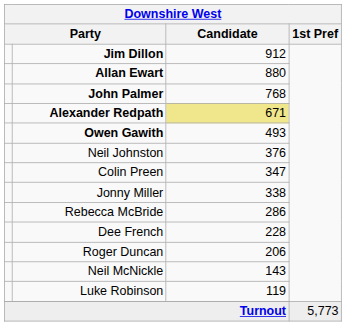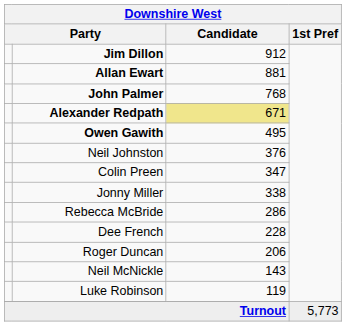(276, 73) 880 -> (276, 73) 881
(276, 133) 493 -> (276, 133) 495
